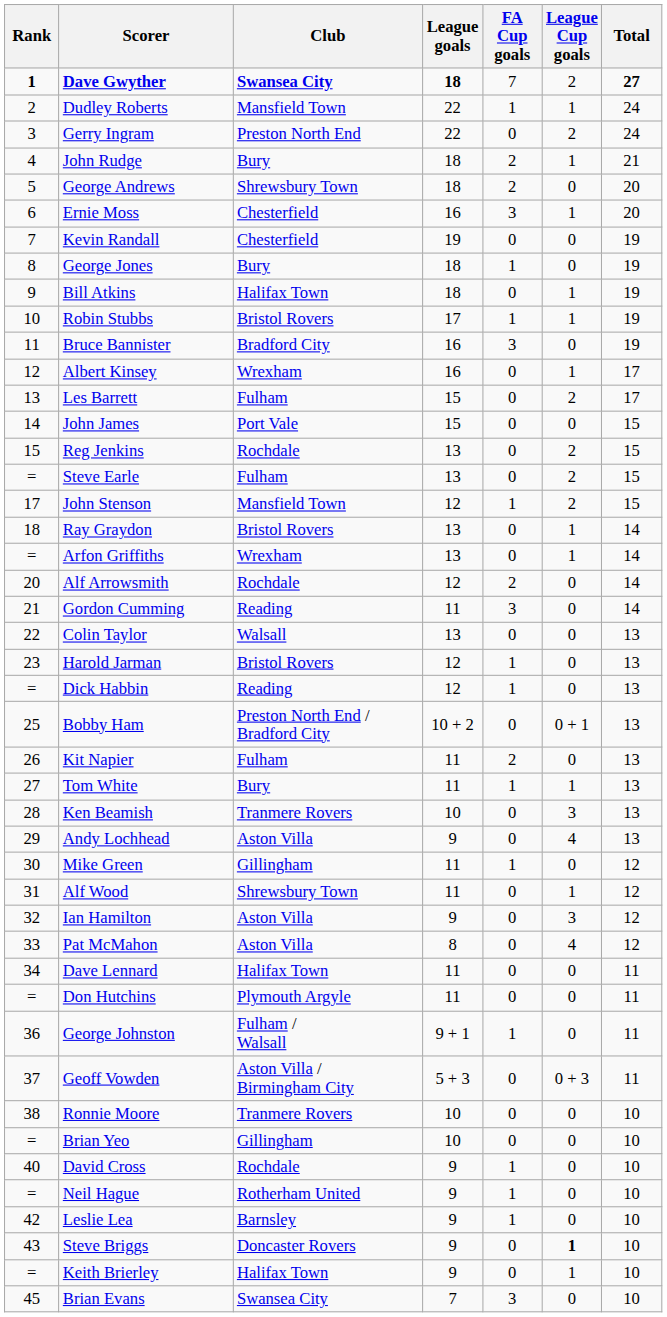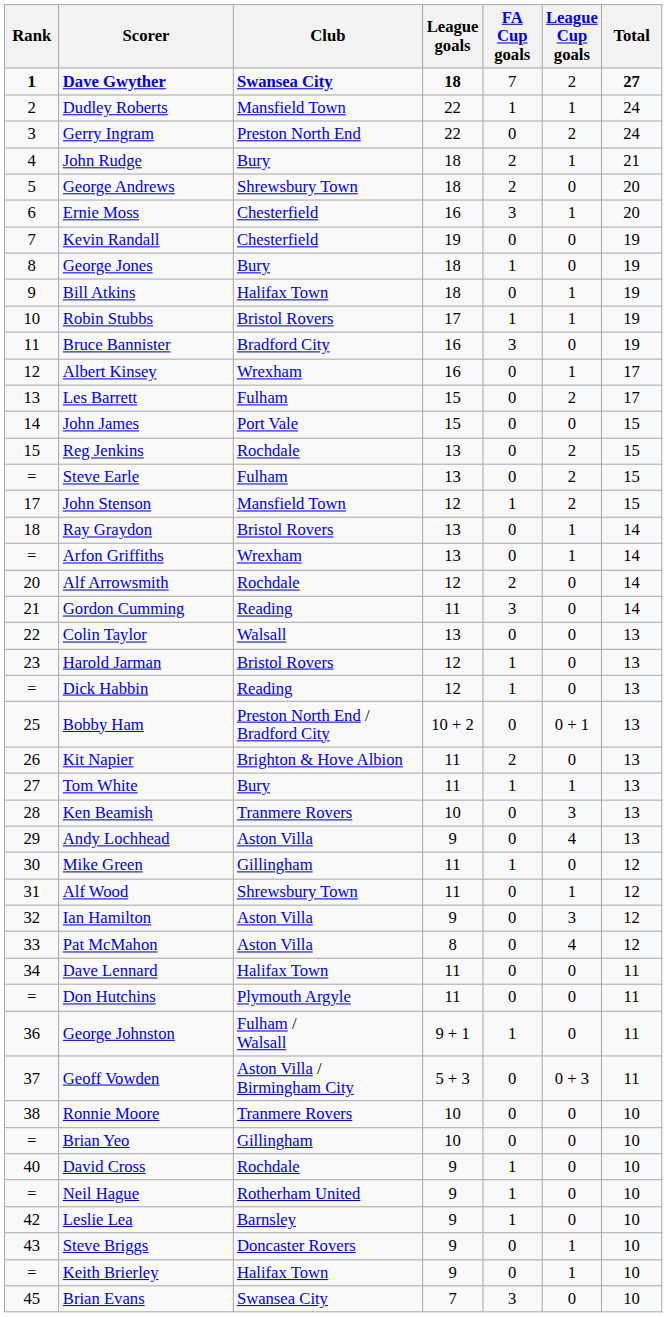(262, 759) Fulham -> (320, 759) Brighton & Hove Albion
(572, 1246) bold -> (572, 1246) normal
